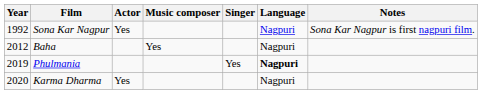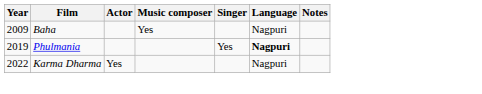- row: (71, 30)
(18, 47) 2012 -> (18, 30) 2009
(18, 81) 2020 -> (18, 64) 2022
